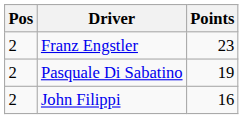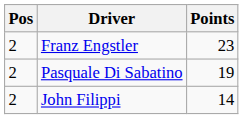(226, 100) 16 -> (226, 100) 14
